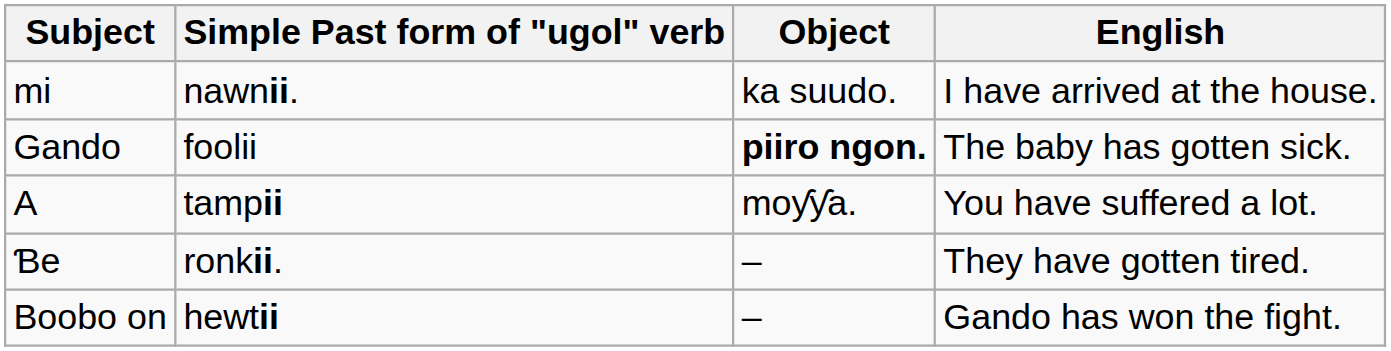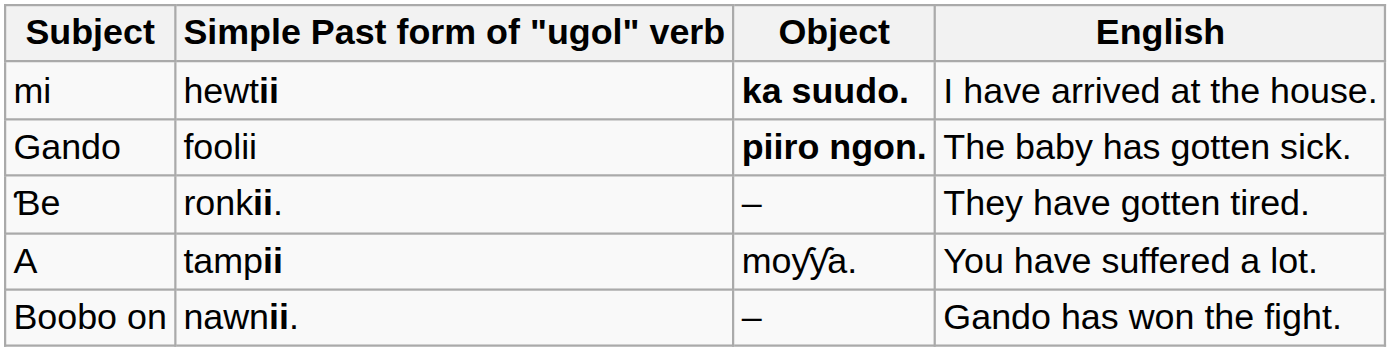(241, 89) nawnii. -> (231, 89) hewtii
(819, 89) normal -> (825, 89) bold
rows swapped: (37, 260) <-> (25, 203)
(231, 317) hewtii -> (241, 317) nawnii.
